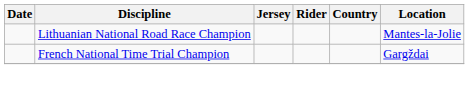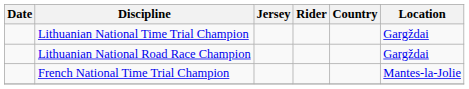+ row: (143, 34)
(422, 34) Mantes-la-Jolie -> (406, 53) Gargždai
(406, 53) Gargždai -> (422, 73) Mantes-la-Jolie
